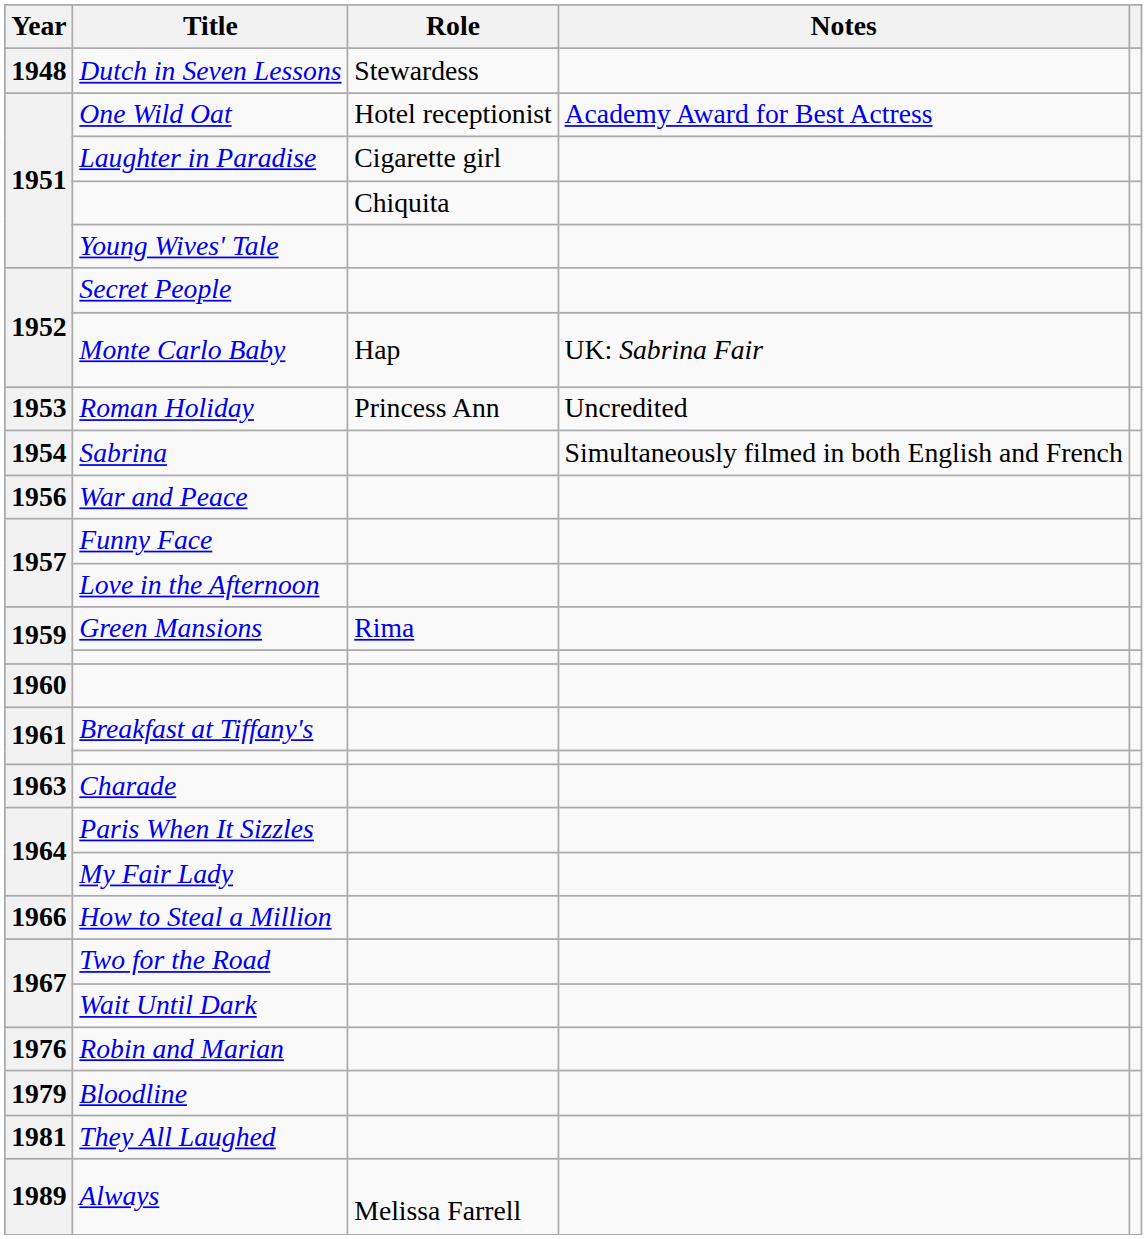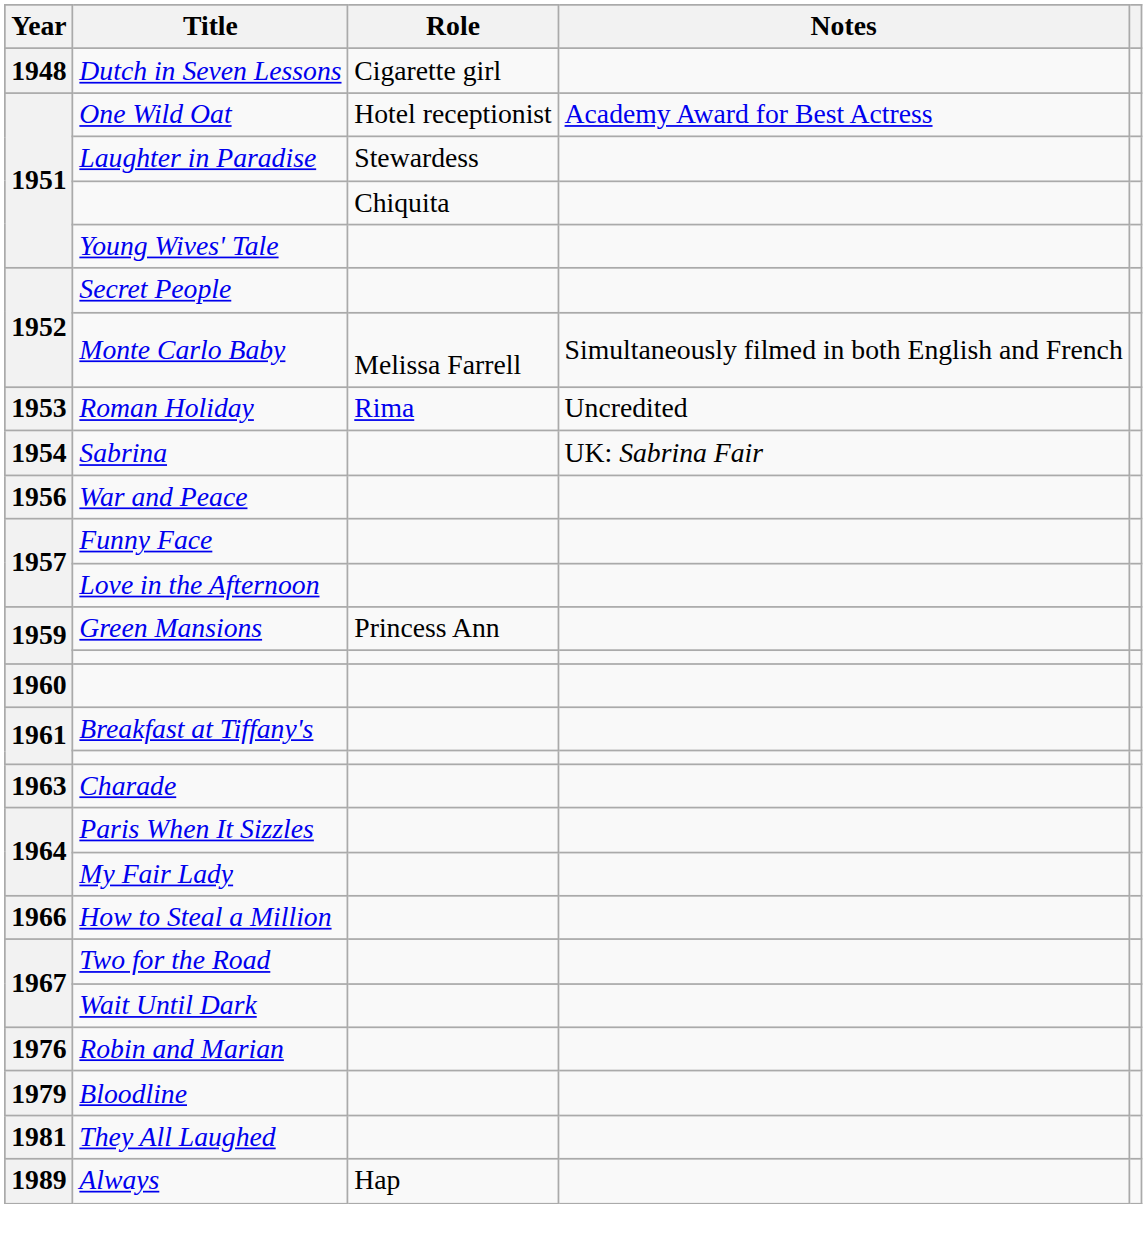(417, 70) Stewardess -> (428, 70) Cigarette girl
(428, 158) Cigarette girl -> (417, 158) Stewardess
(377, 349) Hap -> (438, 364) Melissa Farrell
(664, 349) UK: Sabrina Fair -> (844, 349) Simultaneously filmed in both English and French
(427, 408) Princess Ann -> (384, 408) Rima
(844, 452) Simultaneously filmed in both English and French -> (664, 452) UK: Sabrina Fair
(384, 628) Rima -> (427, 628) Princess Ann
(438, 1211) Melissa Farrell -> (377, 1180) Hap
